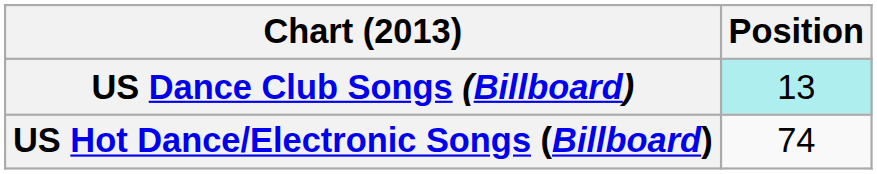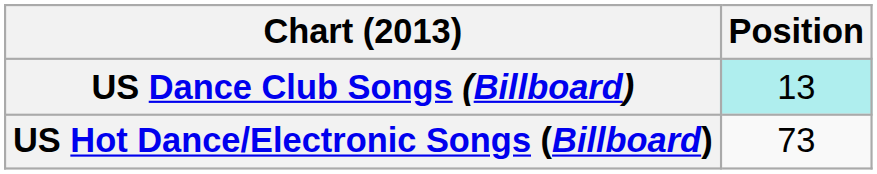(796, 140) 74 -> (796, 140) 73
